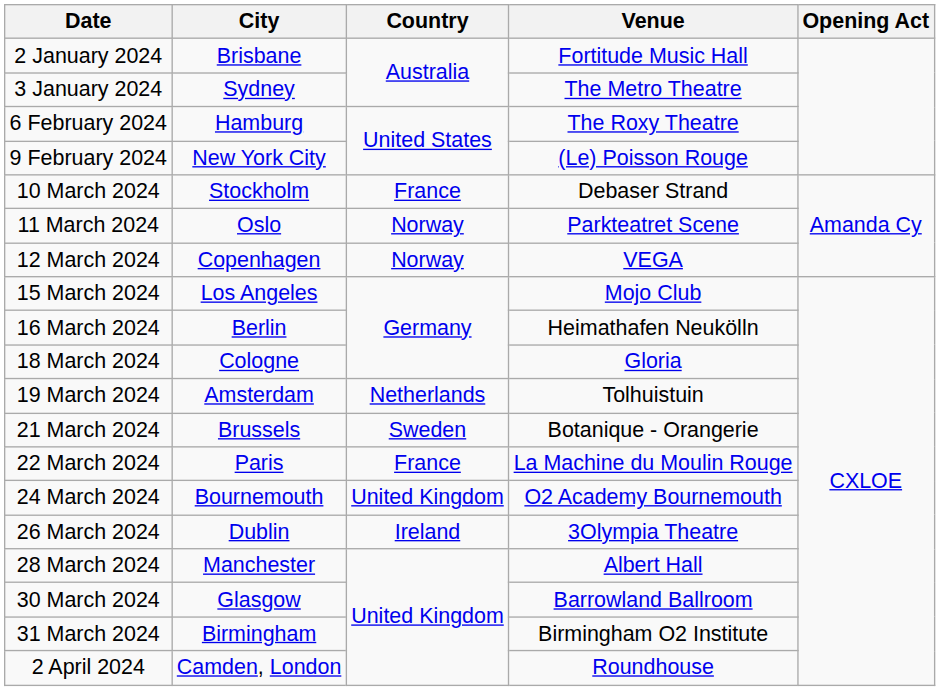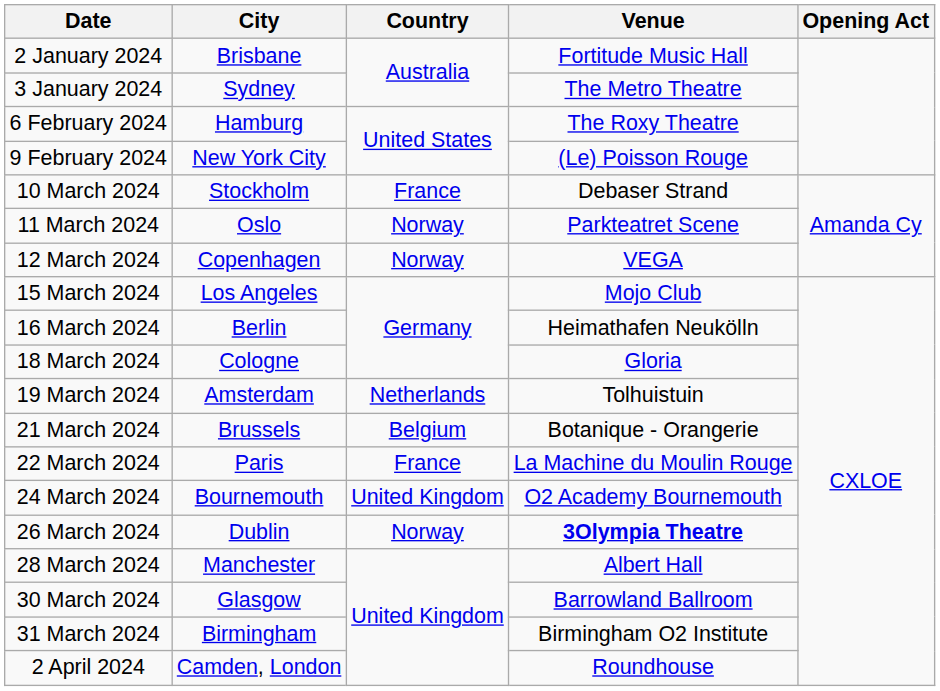(427, 429) Sweden -> (427, 429) Belgium
(427, 531) Ireland -> (427, 531) Norway
(653, 531) normal -> (653, 531) bold
